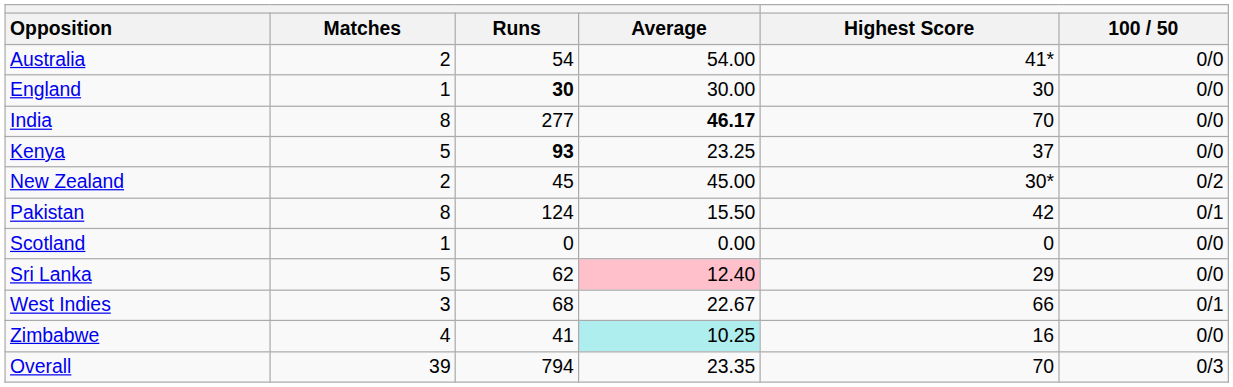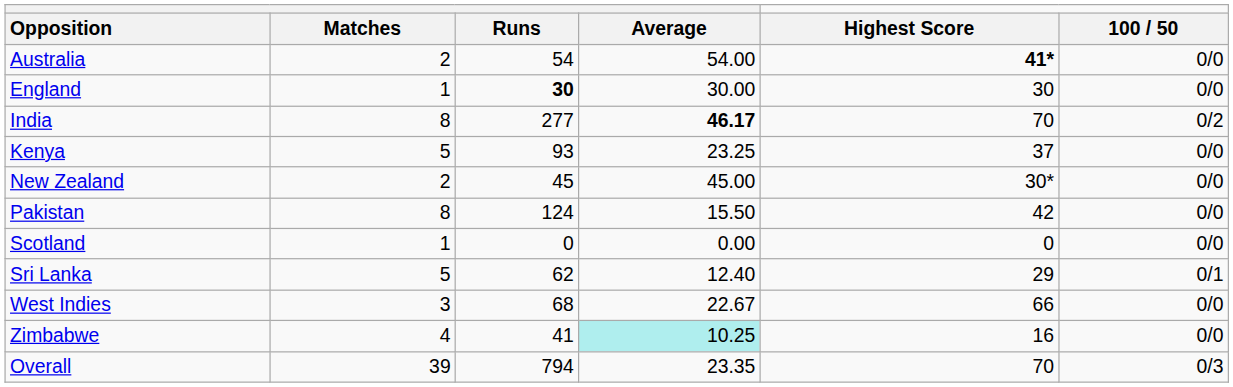(1039, 59) normal -> (1039, 59) bold
(1210, 120) 0/0 -> (1210, 120) 0/2
(563, 151) bold -> (563, 151) normal
(1210, 182) 0/2 -> (1210, 182) 0/0
(1210, 212) 0/1 -> (1210, 212) 0/0
(731, 274) pink background -> (731, 274) no background
(1210, 274) 0/0 -> (1210, 274) 0/1
(1210, 305) 0/1 -> (1210, 305) 0/0
